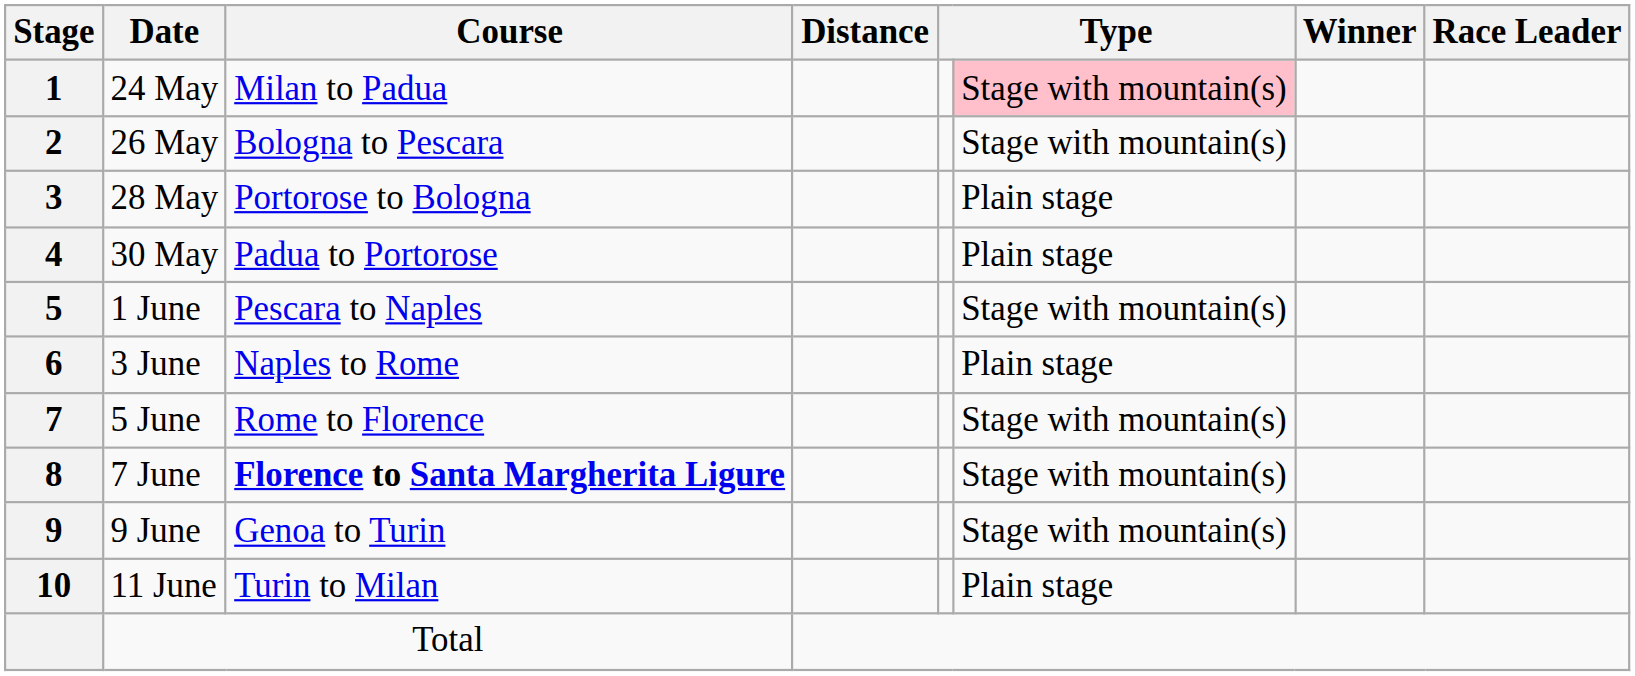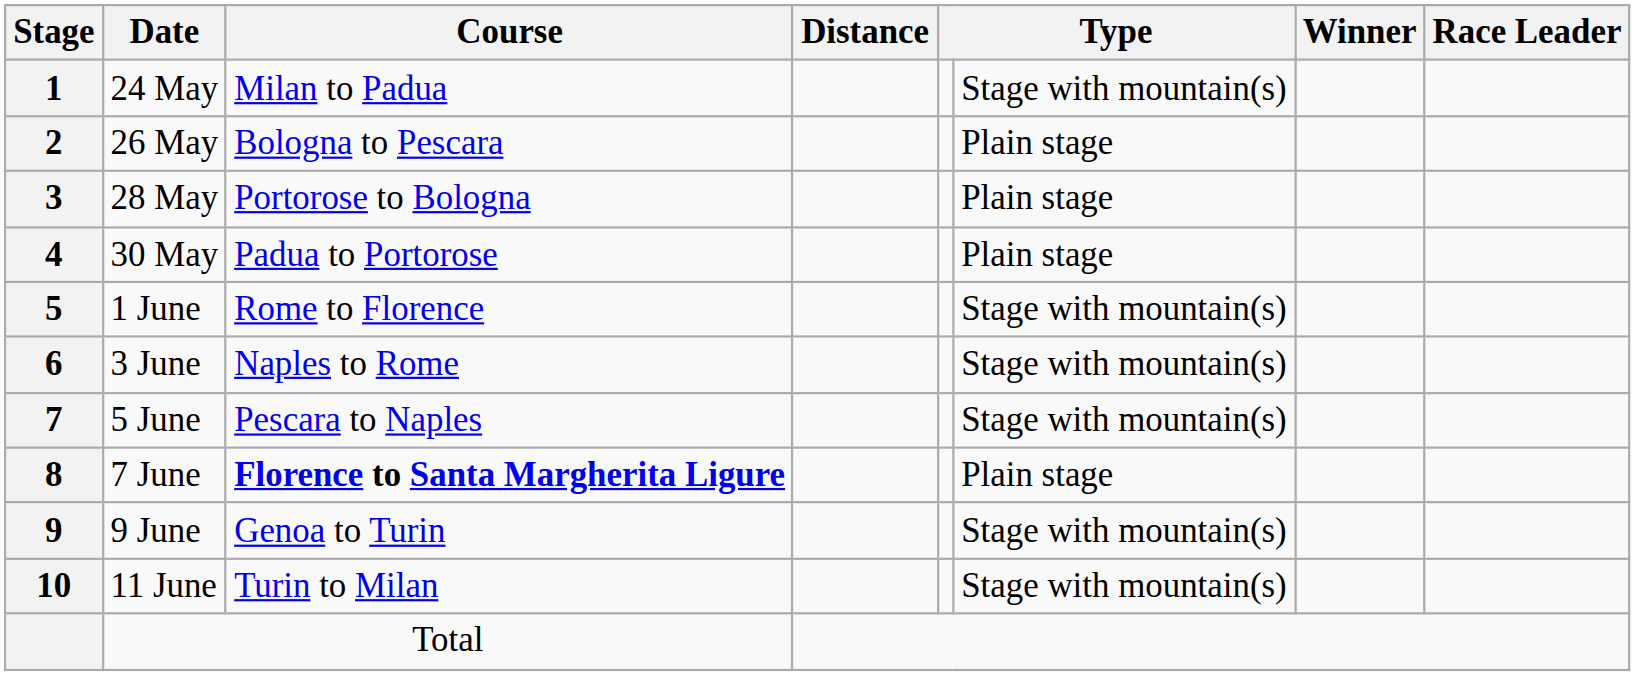(1124, 87) pink background -> (1124, 87) no background
(1124, 142) Stage with mountain(s) -> (1037, 142) Plain stage
(358, 308) Pescara to Naples -> (359, 308) Rome to Florence
(1037, 364) Plain stage -> (1124, 364) Stage with mountain(s)
(359, 419) Rome to Florence -> (358, 419) Pescara to Naples
(1124, 474) Stage with mountain(s) -> (1037, 474) Plain stage
(1037, 585) Plain stage -> (1124, 585) Stage with mountain(s)
